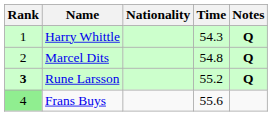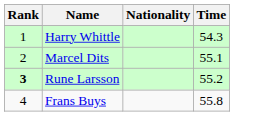- column: (248, 15)
(211, 57) 54.8 -> (211, 57) 55.1
(23, 100) lightgreen background -> (23, 100) no background
(211, 100) 55.6 -> (211, 100) 55.8
